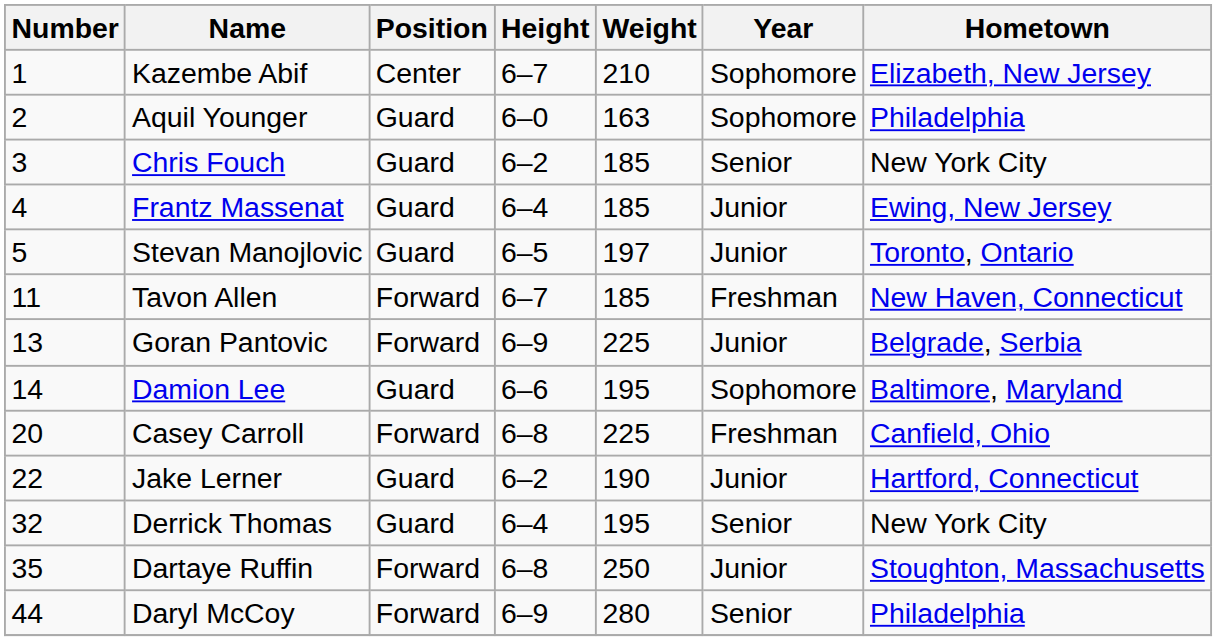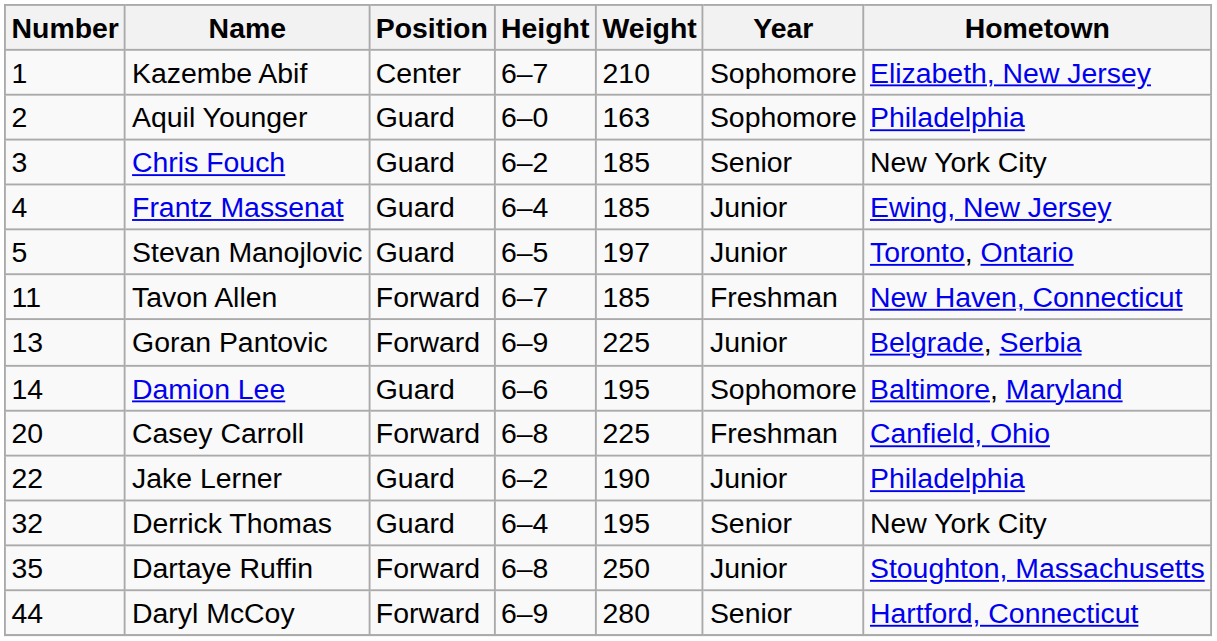(1004, 478) Hartford, Connecticut -> (947, 478) Philadelphia
(947, 613) Philadelphia -> (1004, 613) Hartford, Connecticut
